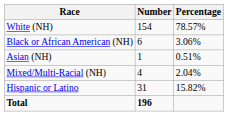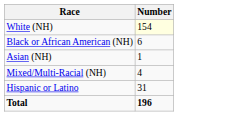- column: (198, 12)
(144, 27) no background -> (144, 27) lightyellow background
